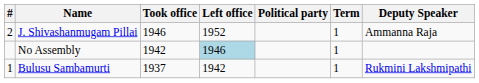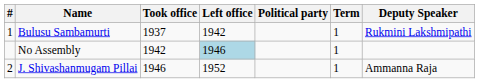rows swapped: (64, 68) <-> (78, 31)
